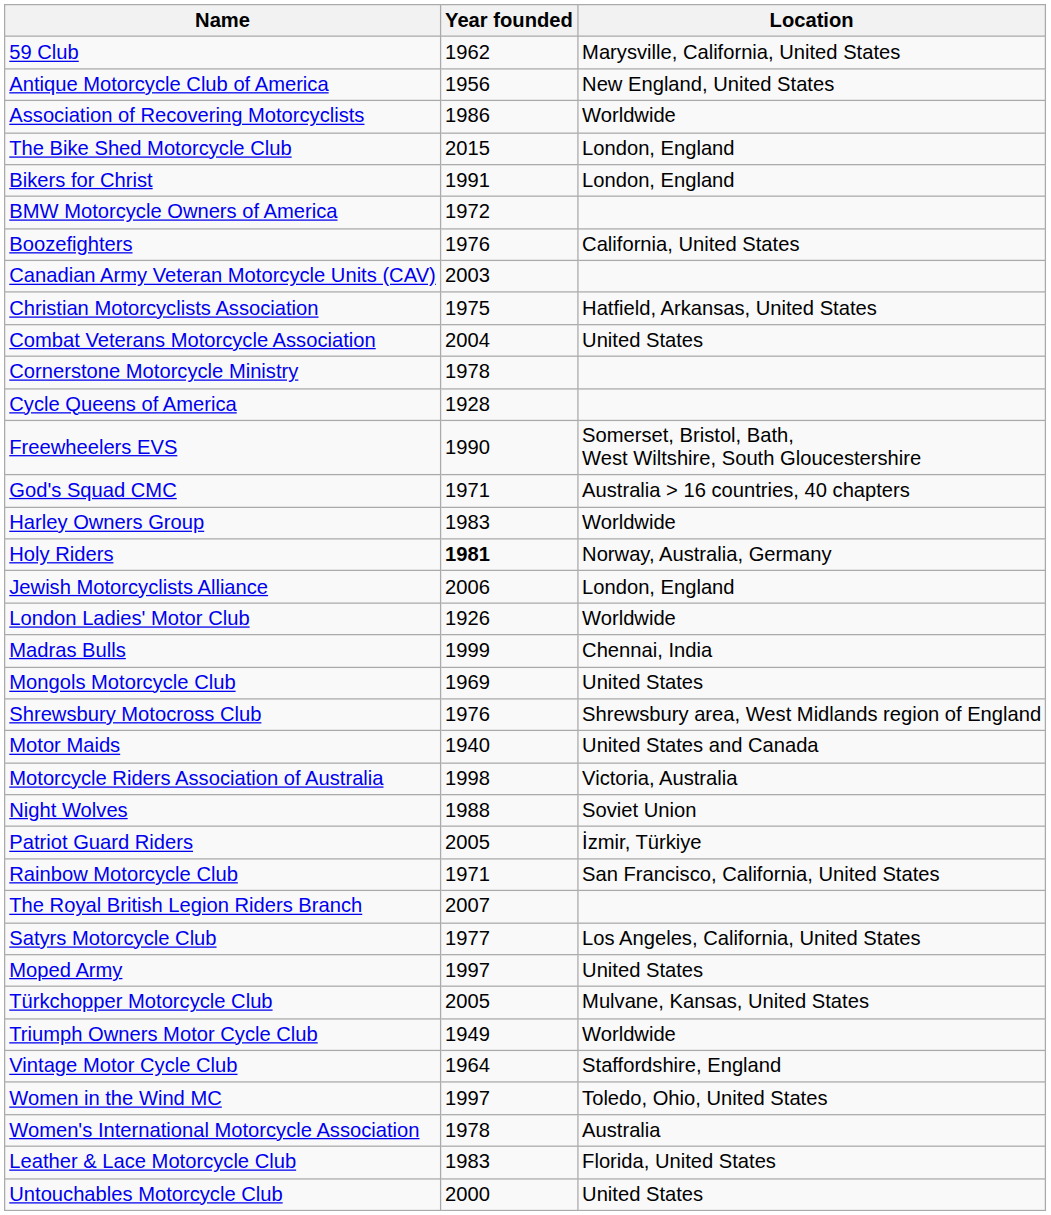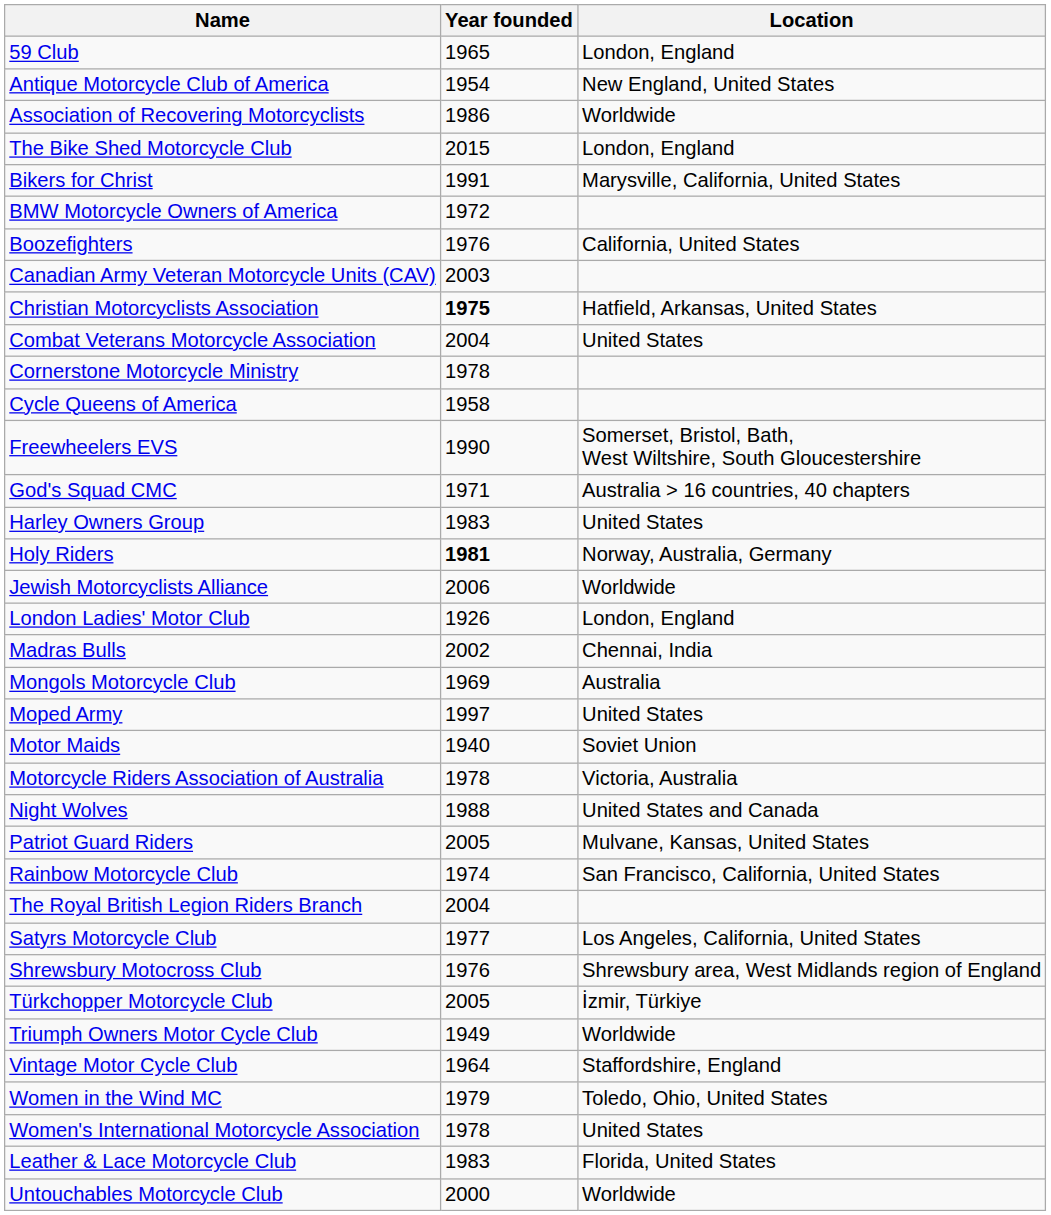(468, 52) 1962 -> (468, 52) 1965
(741, 52) Marysville, California, United States -> (658, 52) London, England
(468, 84) 1956 -> (468, 84) 1954
(658, 180) London, England -> (741, 180) Marysville, California, United States
(468, 308) normal -> (468, 308) bold
(468, 404) 1928 -> (468, 404) 1958
(629, 522) Worldwide -> (643, 522) United States
(658, 586) London, England -> (629, 586) Worldwide
(629, 618) Worldwide -> (658, 618) London, England
(468, 650) 1999 -> (468, 650) 2002
(643, 682) United States -> (621, 682) Australia
rows swapped: (66, 970) <-> (135, 714)
(700, 746) United States and Canada -> (639, 746) Soviet Union
(468, 778) 1998 -> (468, 778) 1978
(639, 810) Soviet Union -> (700, 810) United States and Canada
(642, 842) İzmir, Türkiye -> (726, 842) Mulvane, Kansas, United States
(468, 874) 1971 -> (468, 874) 1974
(468, 906) 2007 -> (468, 906) 2004
(726, 1002) Mulvane, Kansas, United States -> (642, 1002) İzmir, Türkiye
(468, 1098) 1997 -> (468, 1098) 1979
(621, 1130) Australia -> (643, 1130) United States
(643, 1194) United States -> (629, 1194) Worldwide
